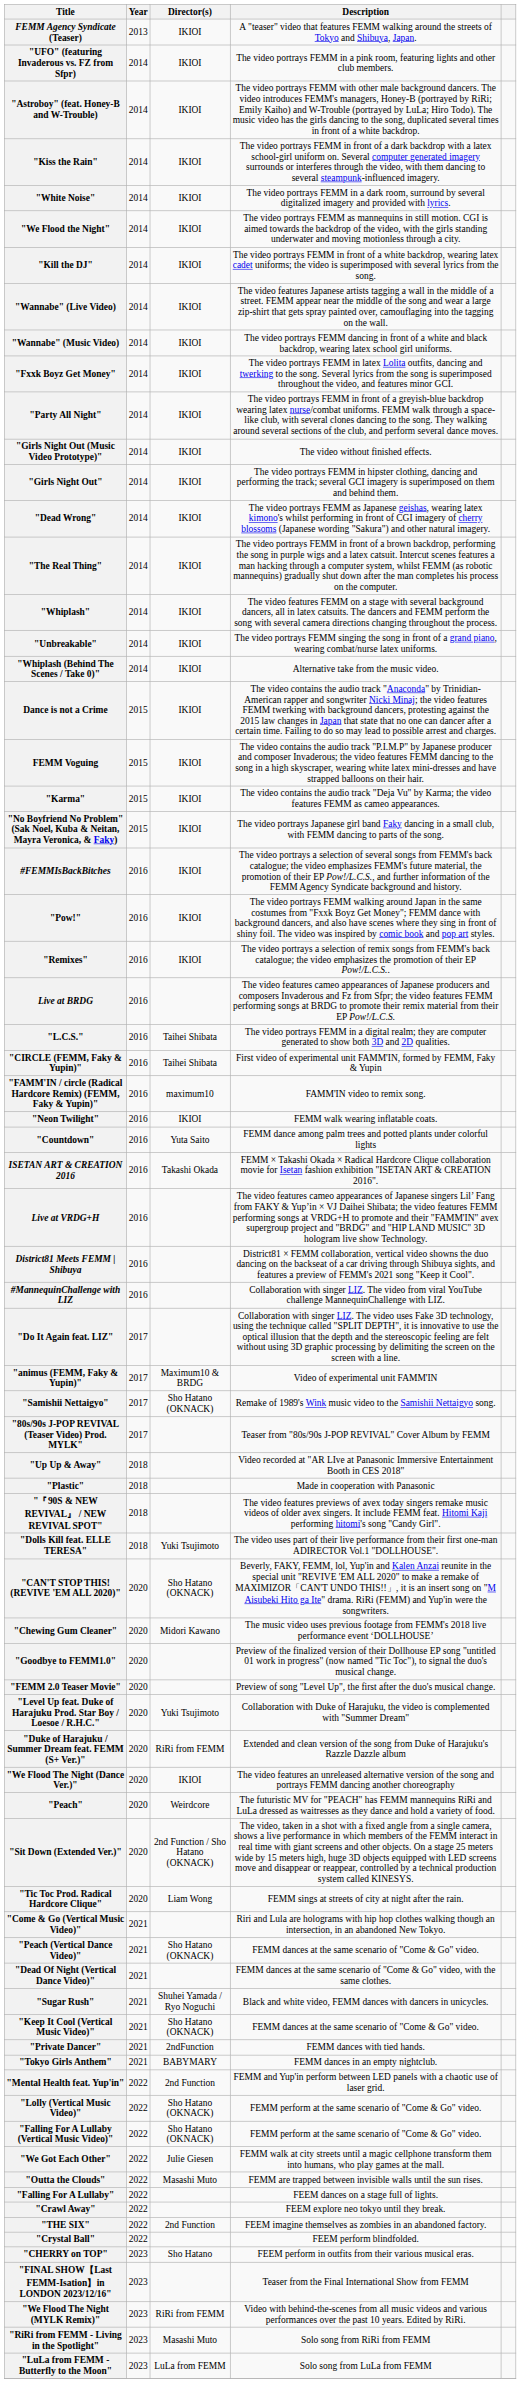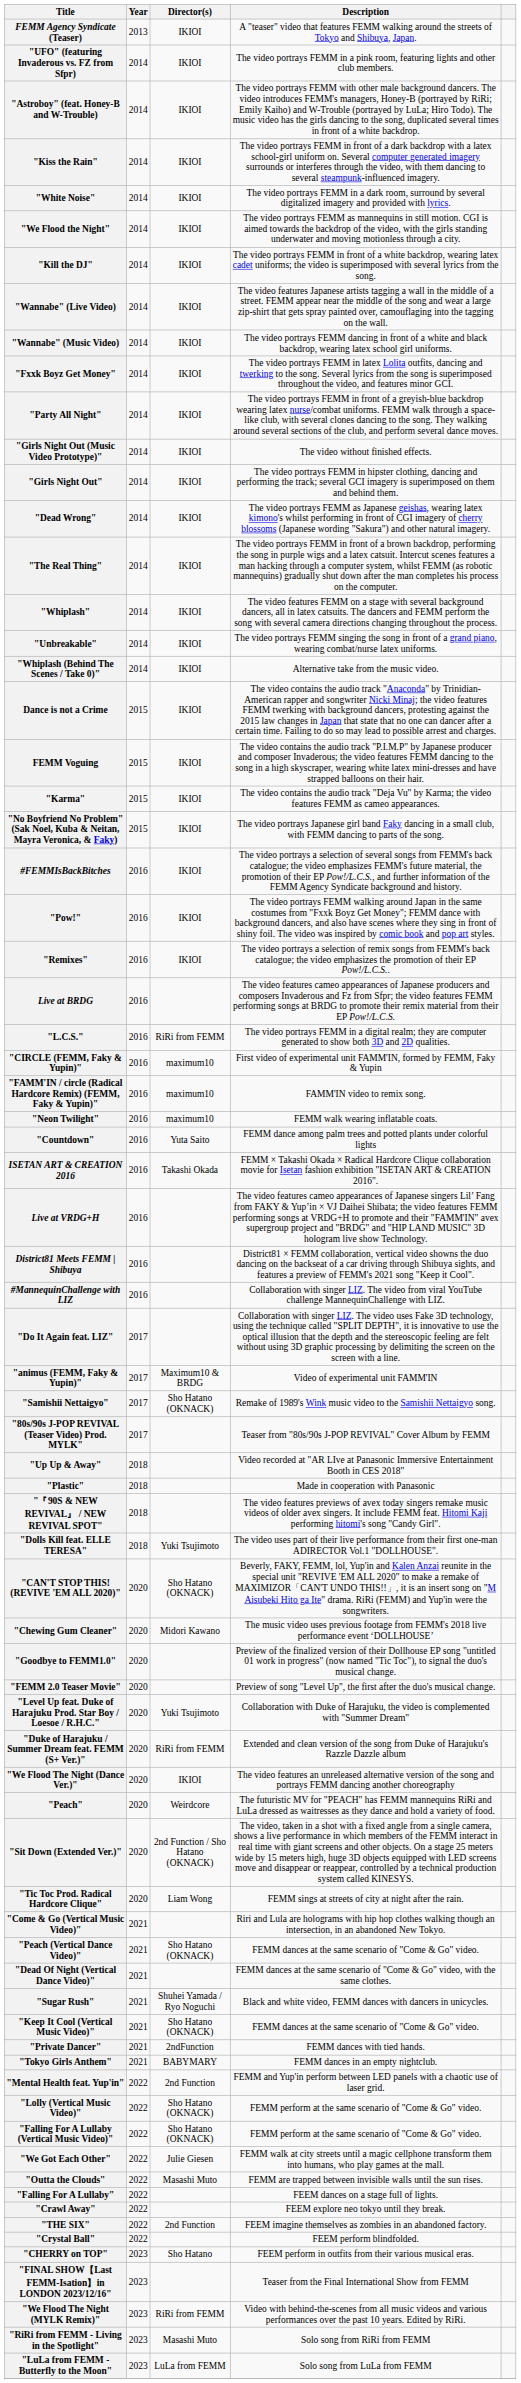(190, 1037) Taihei Shibata -> (190, 1037) RiRi from FEMM
(190, 1063) Taihei Shibata -> (190, 1063) maximum10
(190, 1119) IKIOI -> (190, 1119) maximum10
